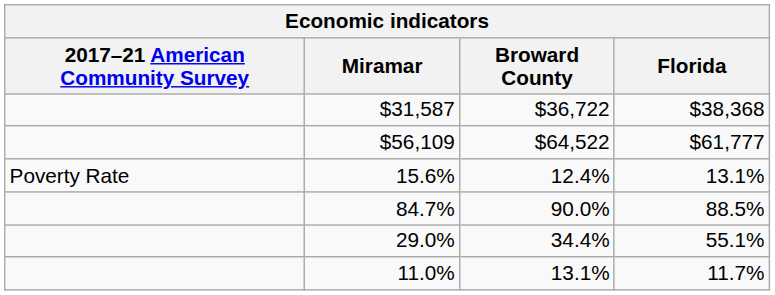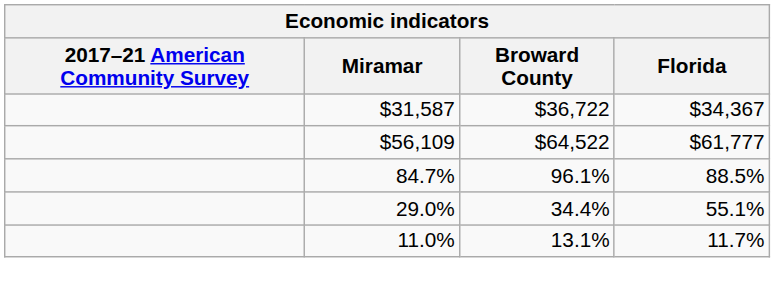(727, 110) $38,368 -> (727, 110) $34,367
- row: (425, 176)
(580, 208) 90.0% -> (580, 176) 96.1%
